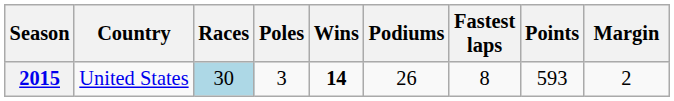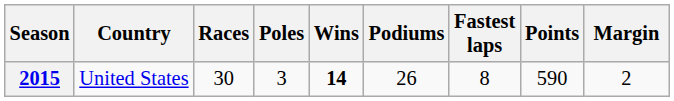(224, 78) lightblue background -> (224, 78) no background
(552, 78) 593 -> (552, 78) 590
